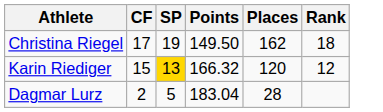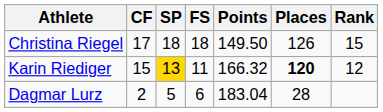+ column: (200, 18)
(171, 44) 19 -> (171, 44) 18
(273, 44) 162 -> (301, 44) 126
(326, 44) 18 -> (354, 44) 15
(273, 69) normal -> (301, 69) bold
